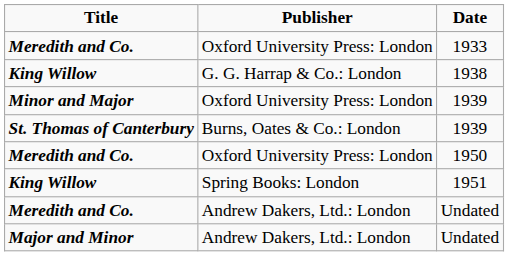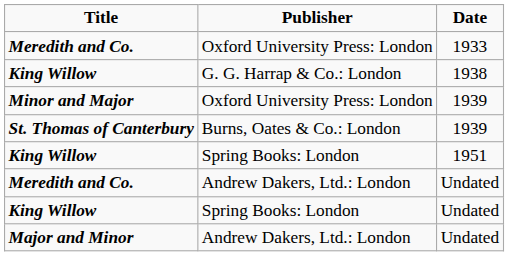- row: (71, 155)
+ row: (52, 210)
